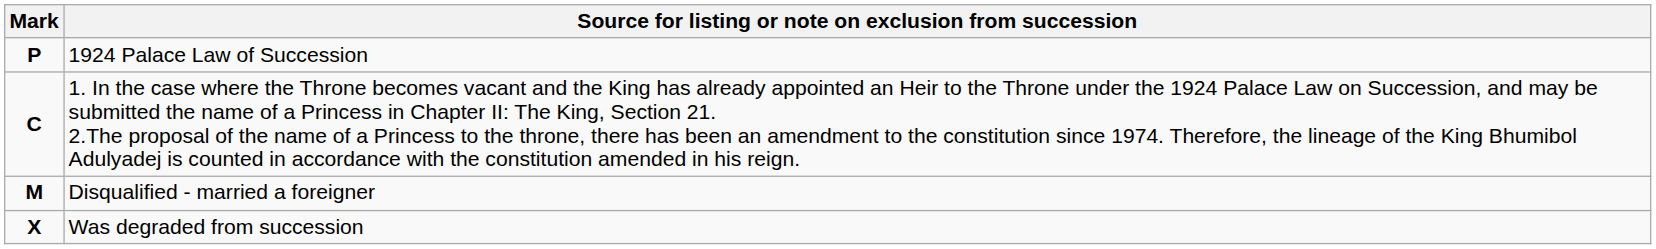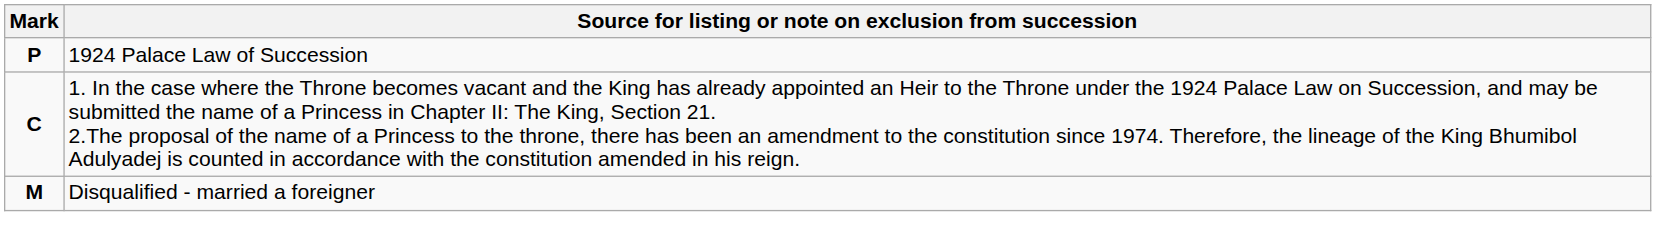- row: (216, 226)
